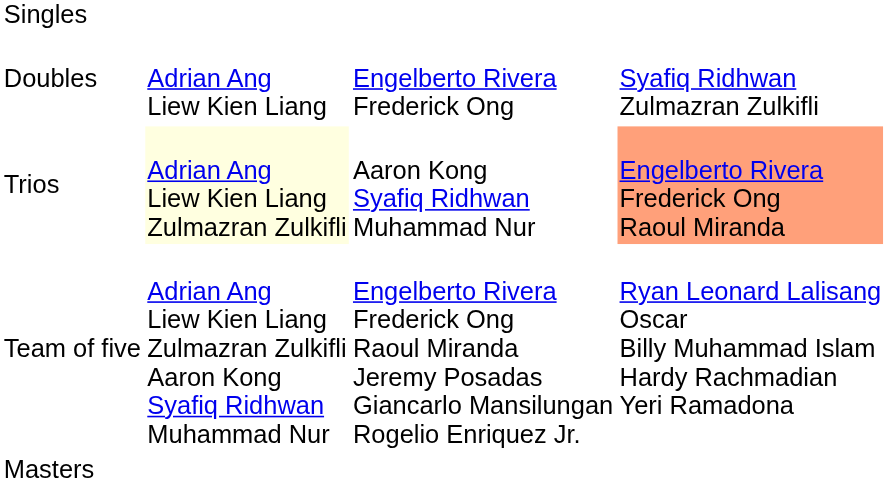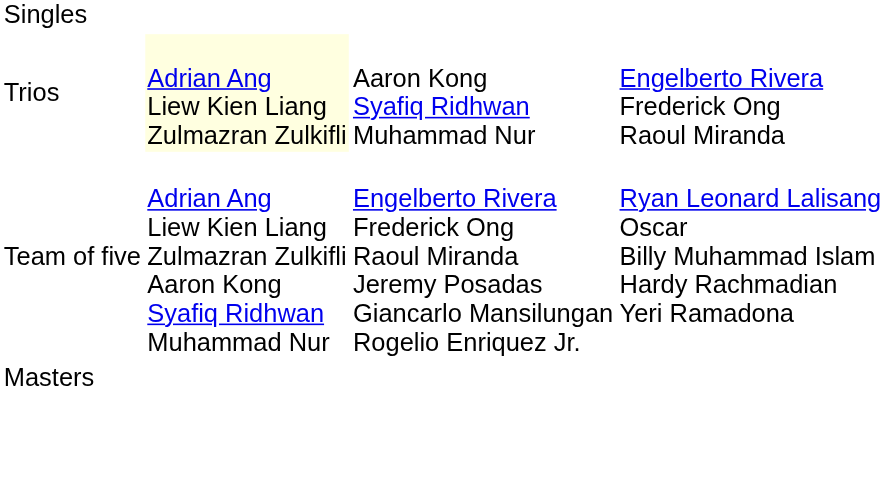- row: (50, 78)
(721, 199) lightsalmon background -> (721, 107) no background
